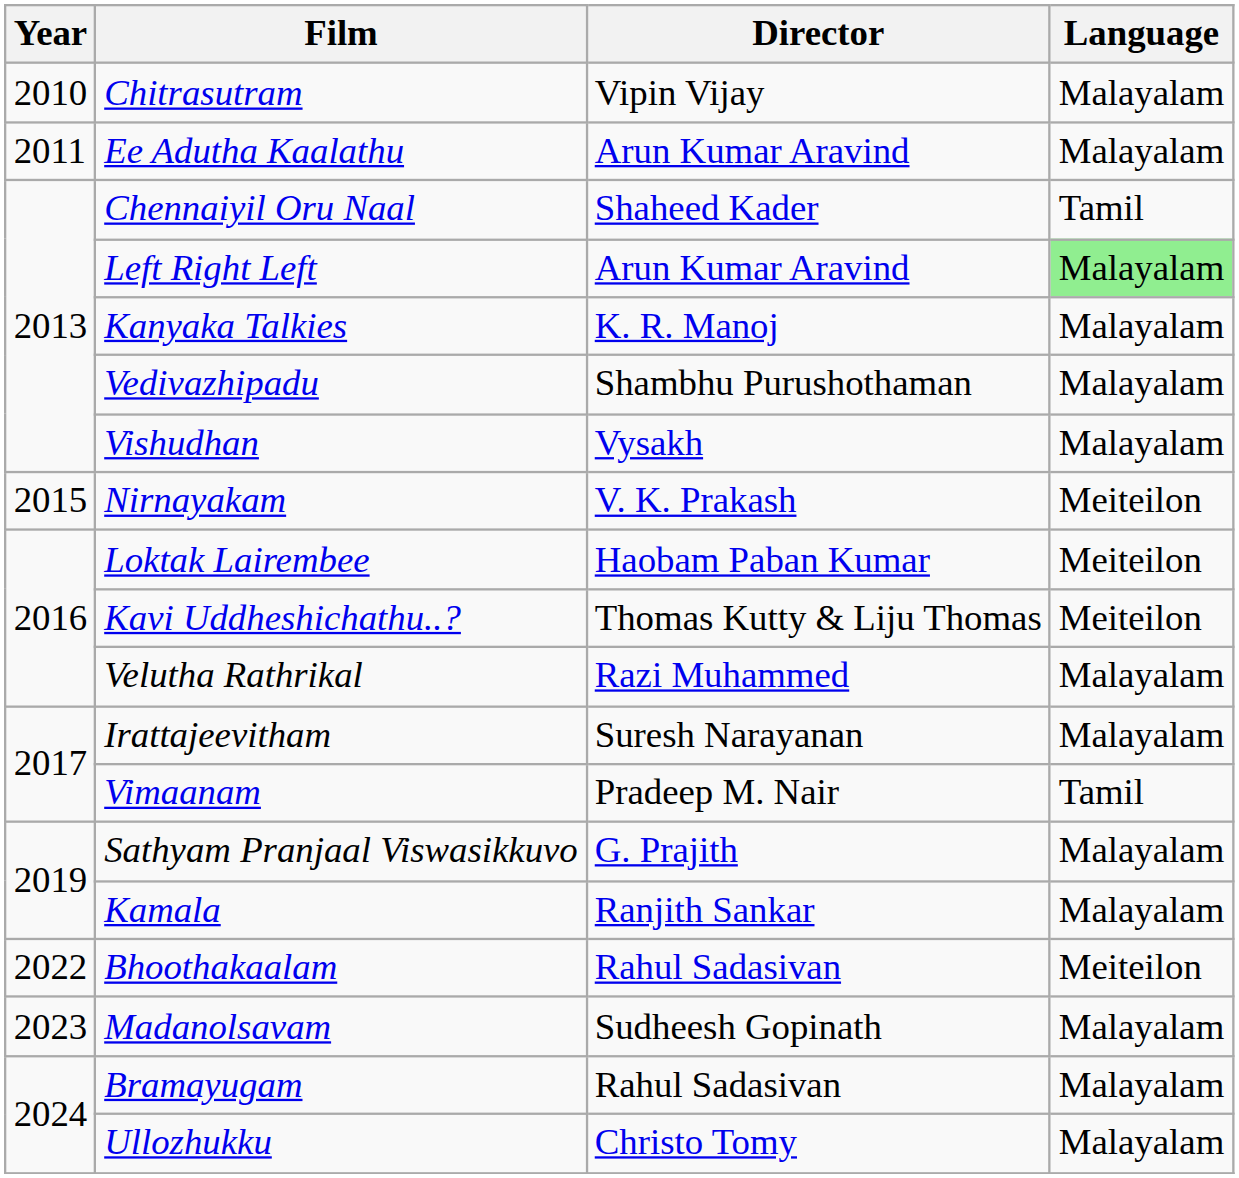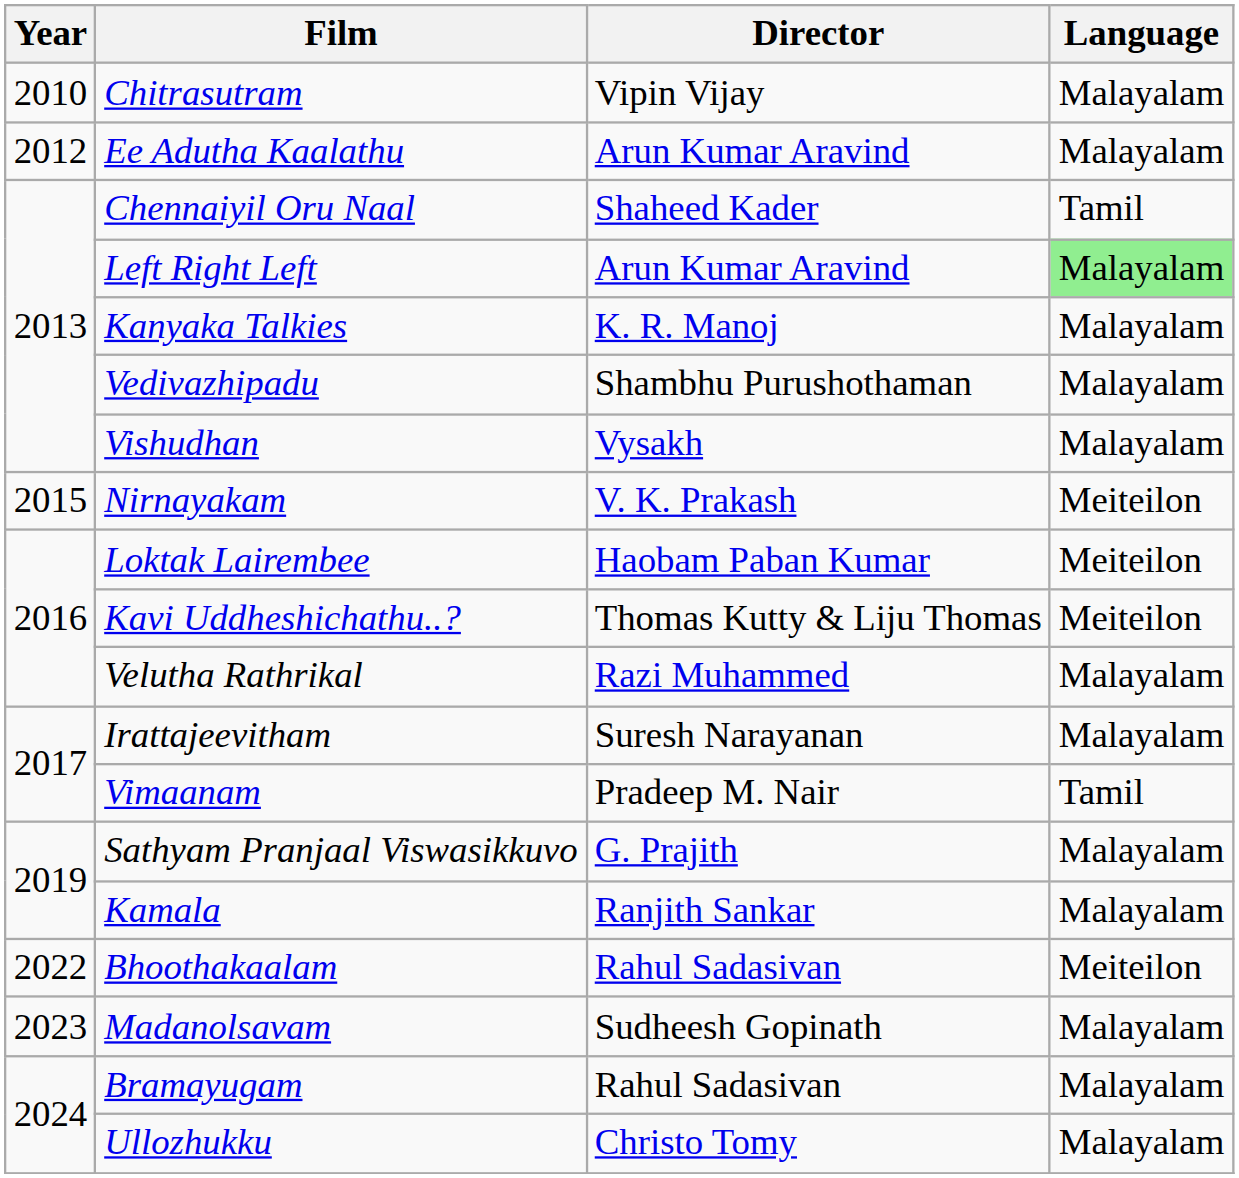(50, 150) 2011 -> (50, 150) 2012
